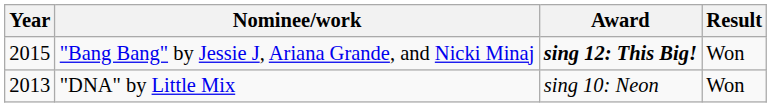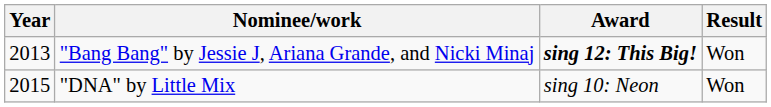(30, 53) 2015 -> (30, 53) 2013
(30, 85) 2013 -> (30, 85) 2015
